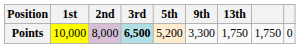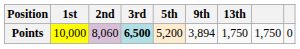(105, 33) 8,000 -> (105, 33) 8,060
(202, 33) 3,300 -> (202, 33) 3,894
